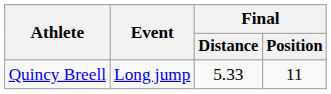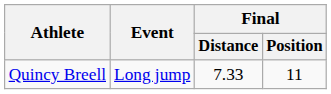(228, 74) 5.33 -> (228, 74) 7.33
